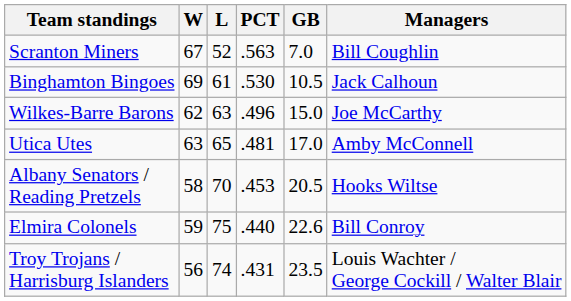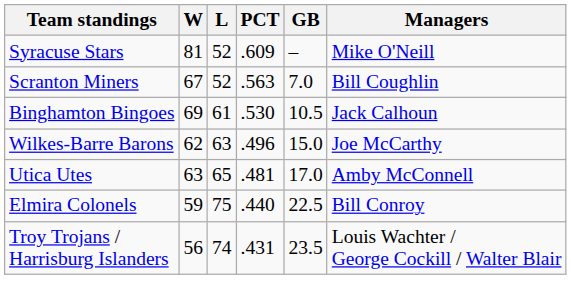+ row: (66, 50)
- row: (79, 185)
(306, 227) 22.6 -> (306, 205) 22.5
